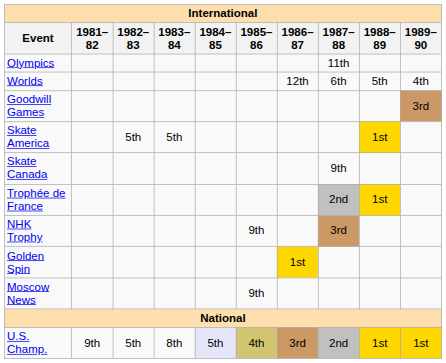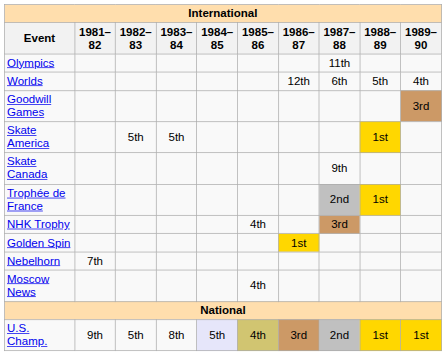(256, 231) 9th -> (258, 224) 4th
+ row: (34, 261)
(256, 293) 9th -> (258, 285) 4th
